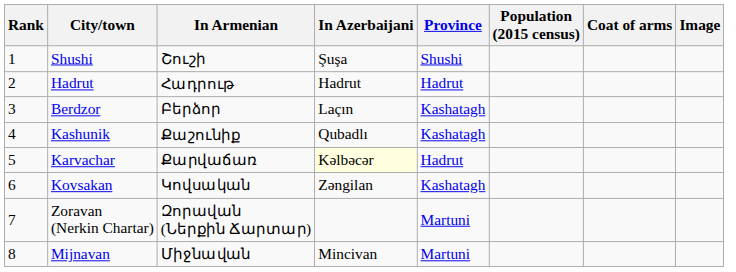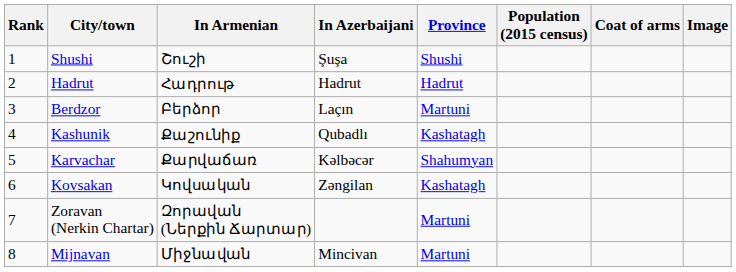(453, 109) Kashatagh -> (445, 109) Martuni
(346, 160) lightyellow background -> (346, 160) no background
(442, 160) Hadrut -> (457, 160) Shahumyan
